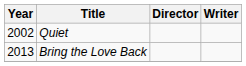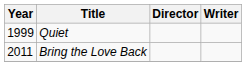(20, 33) 2002 -> (20, 33) 1999
(20, 52) 2013 -> (20, 52) 2011
